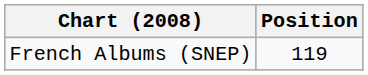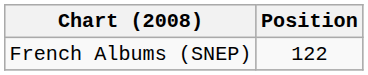(309, 54) 119 -> (309, 54) 122
